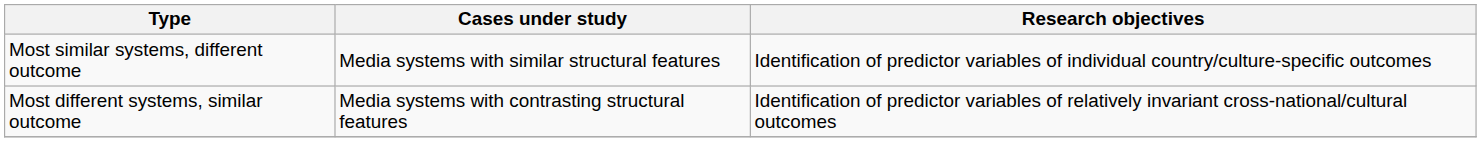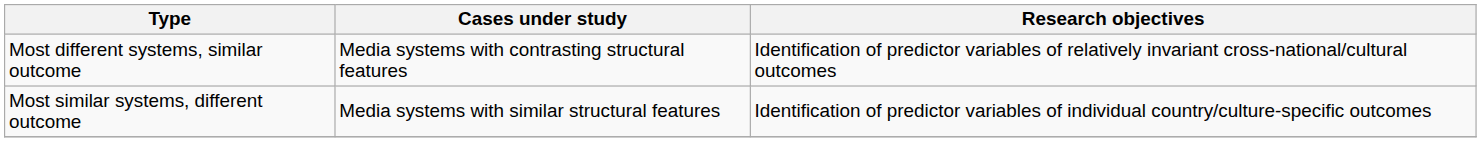rows swapped: (136, 111) <-> (136, 60)
